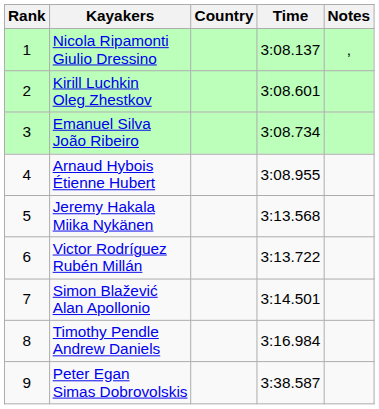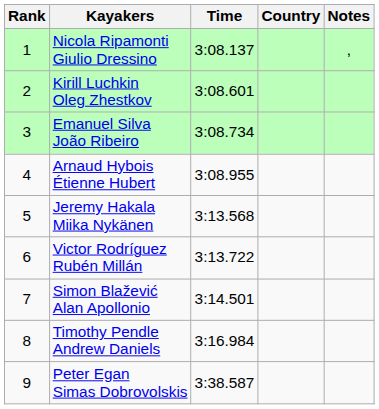columns swapped: (224, 16) <-> (290, 16)
